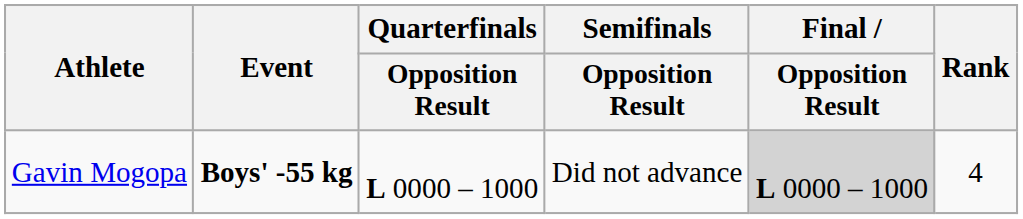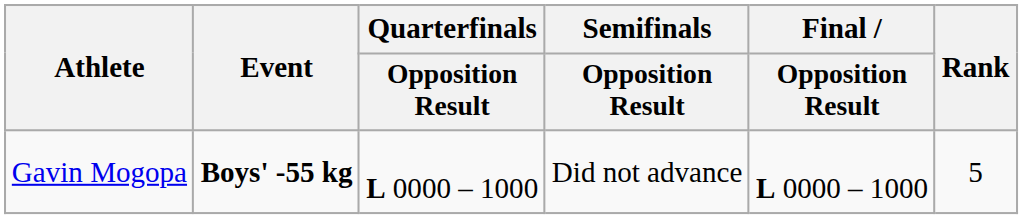(842, 188) lightgrey background -> (842, 188) no background
(976, 171) 4 -> (976, 171) 5
